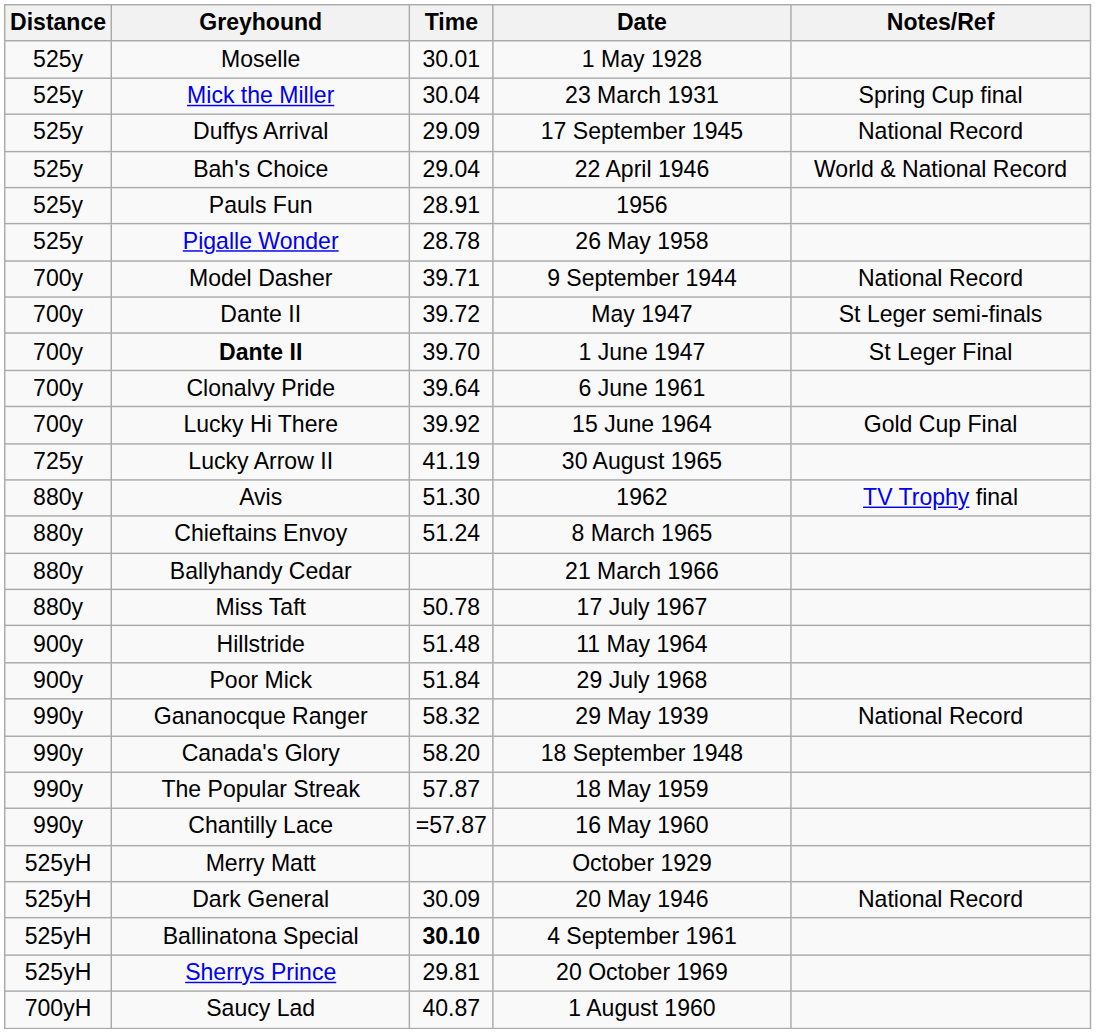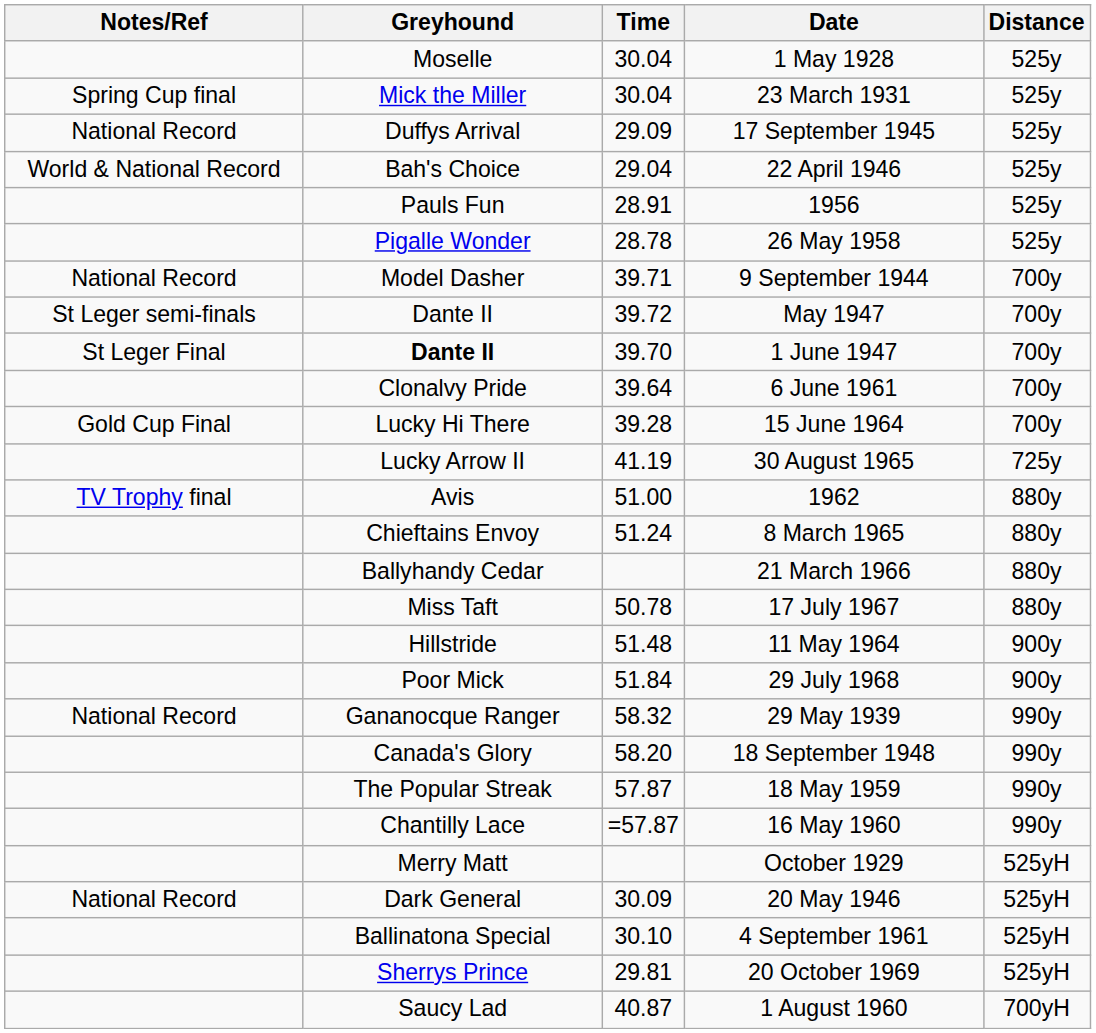columns swapped: (58, 22) <-> (941, 22)
(451, 59) 30.01 -> (643, 59) 30.04
(451, 424) 39.92 -> (643, 424) 39.28
(451, 497) 51.30 -> (643, 497) 51.00
(451, 936) bold -> (643, 936) normal
